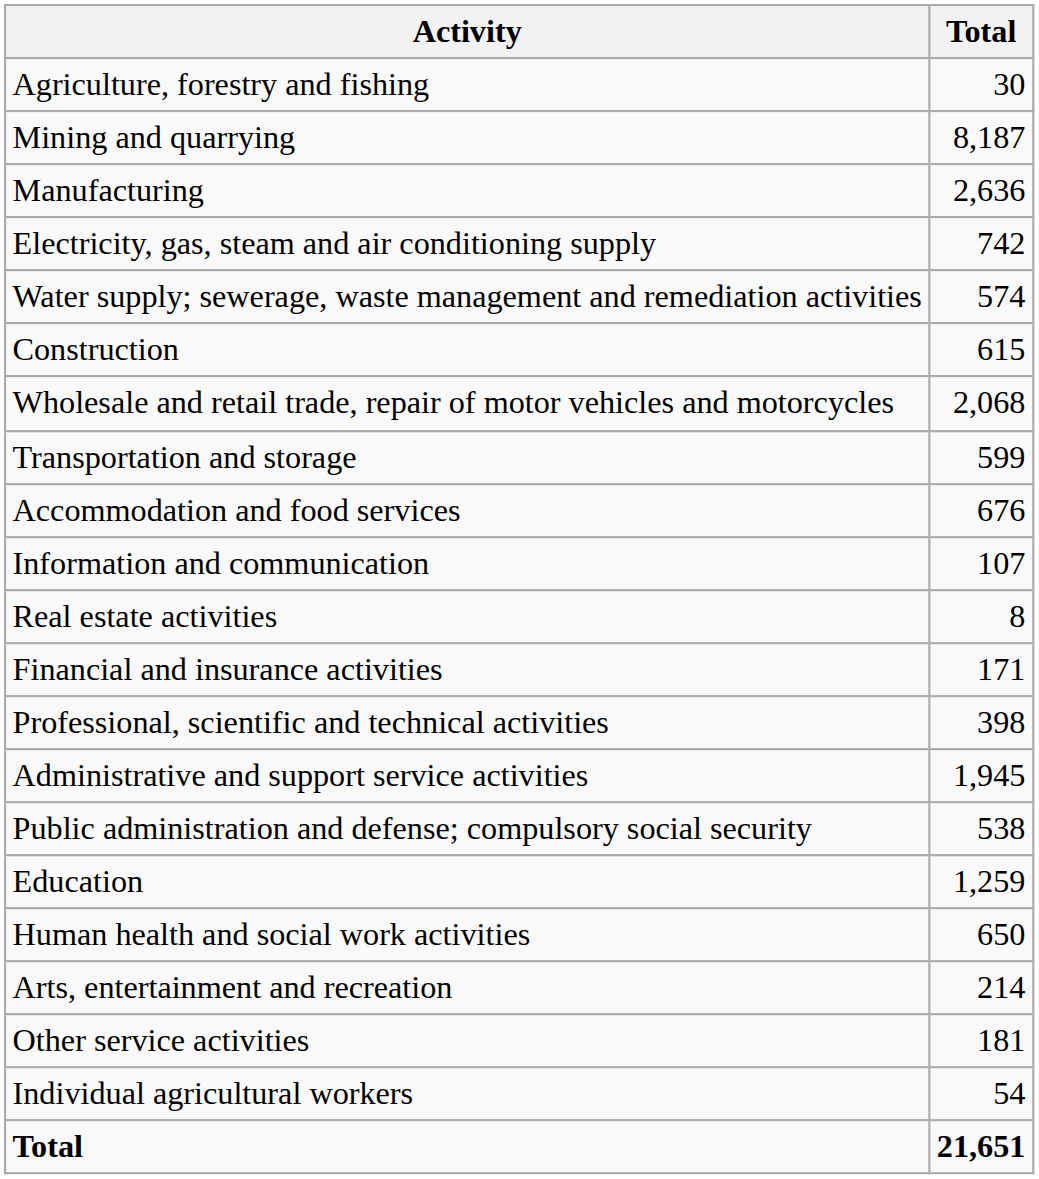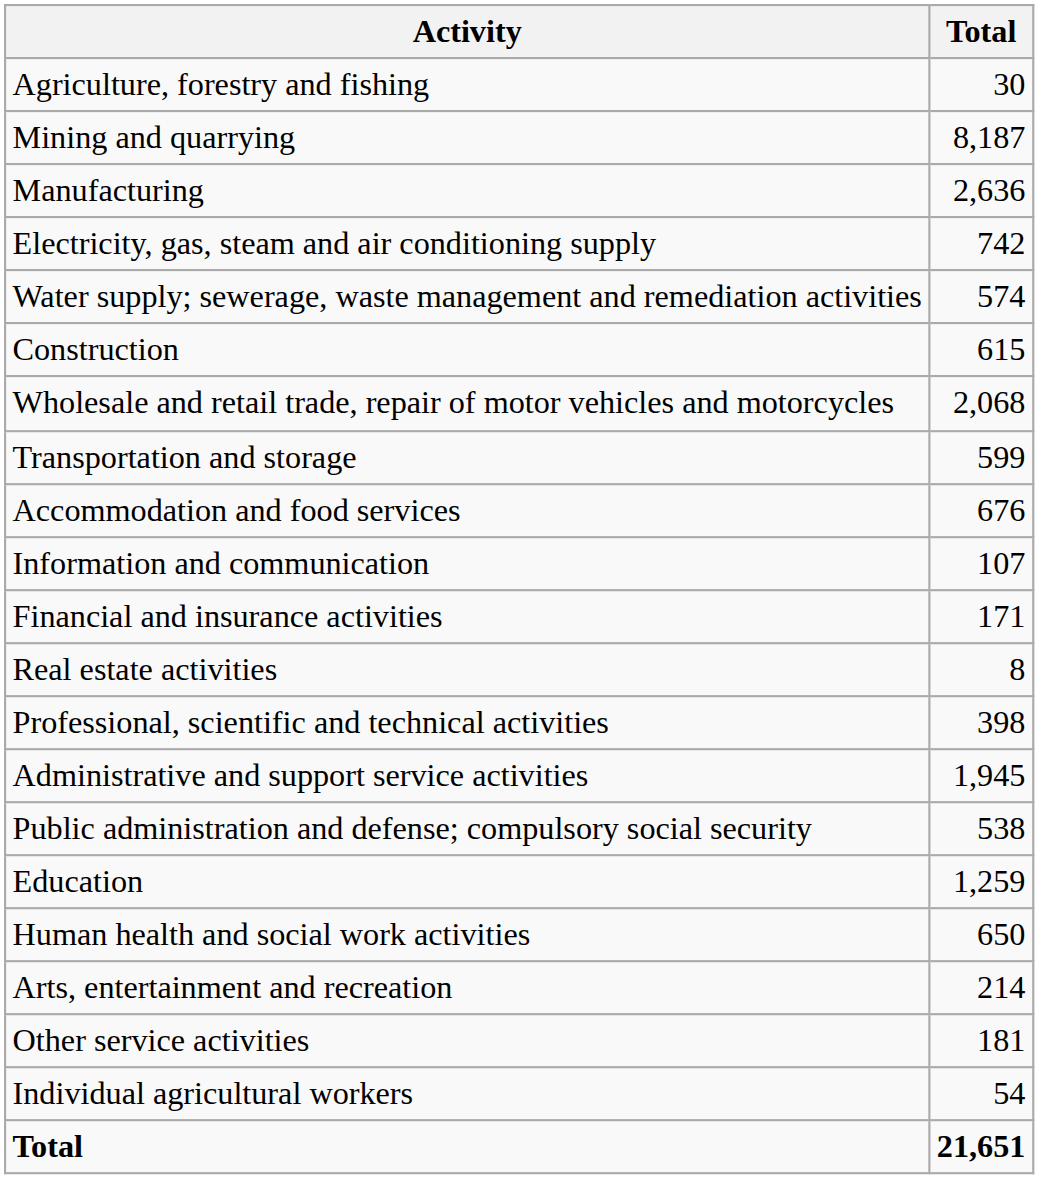rows swapped: (228, 668) <-> (145, 615)
